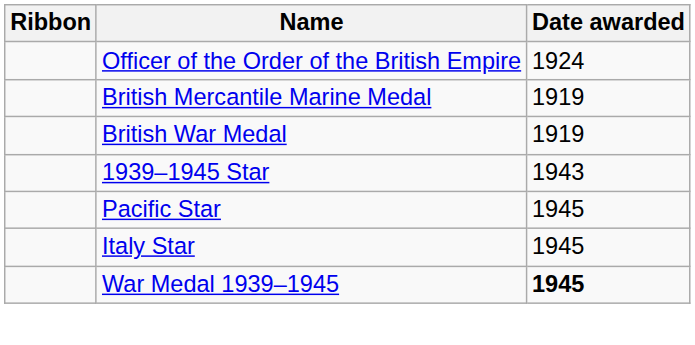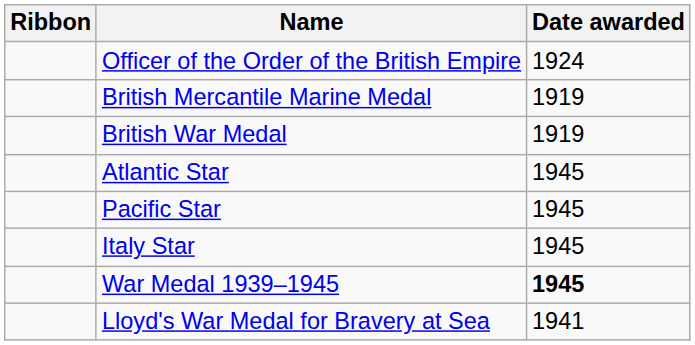- row: (186, 172)
+ row: (165, 172)
+ row: (296, 321)
